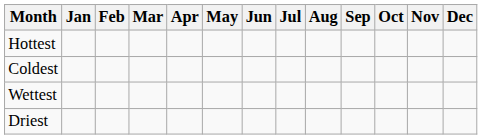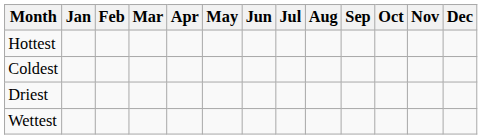rows swapped: (33, 95) <-> (28, 120)
